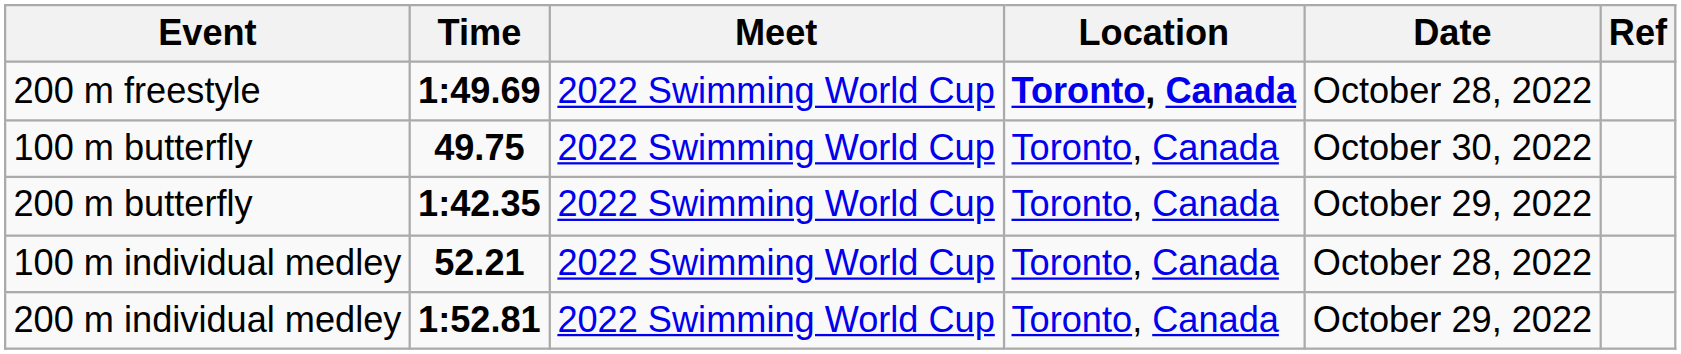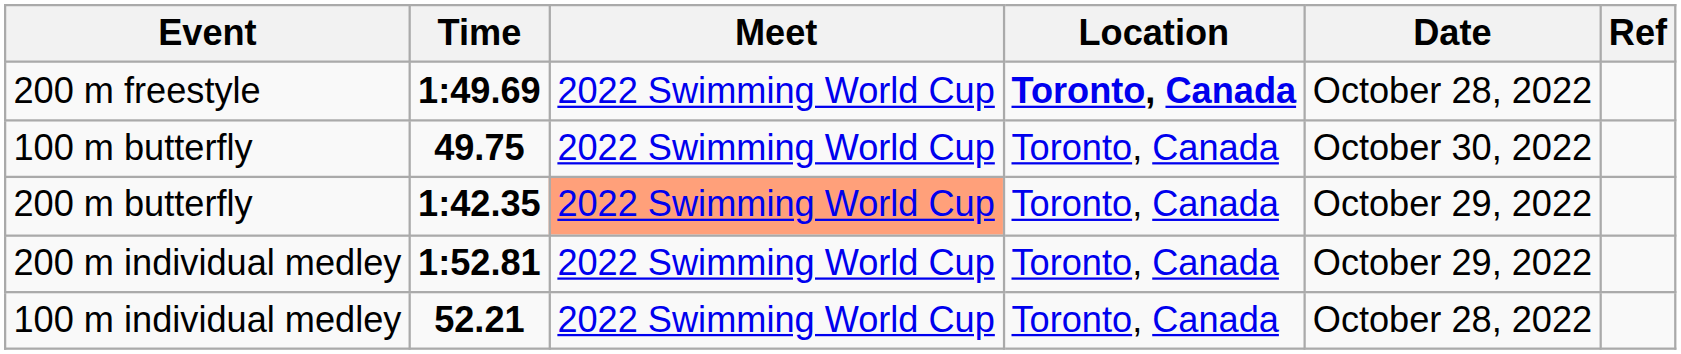(776, 205) no background -> (776, 205) lightsalmon background
rows swapped: (207, 262) <-> (207, 319)
